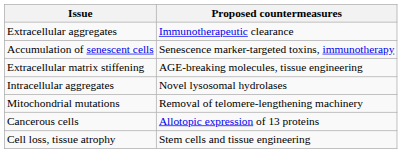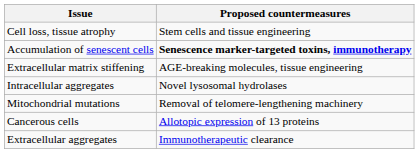rows swapped: (62, 31) <-> (61, 139)
(277, 49) normal -> (285, 49) bold
